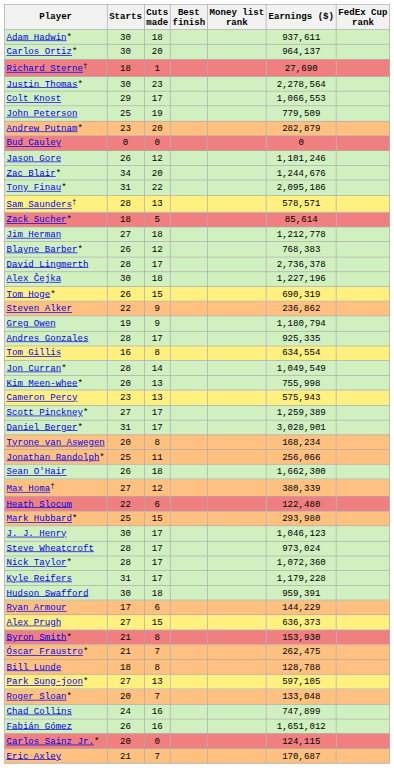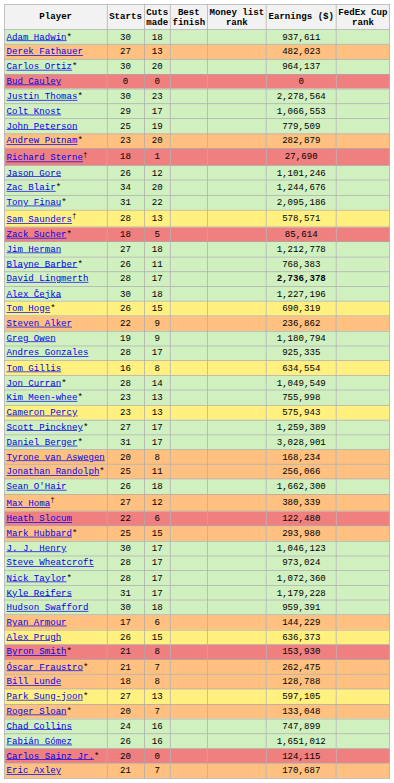+ row: (45, 52)
rows swapped: (34, 143) <-> (47, 68)
(157, 249) 12 -> (157, 264) 11
(301, 264) normal -> (301, 279) bold
(126, 383) 20 -> (126, 398) 23
(126, 623) 27 -> (126, 637) 26
